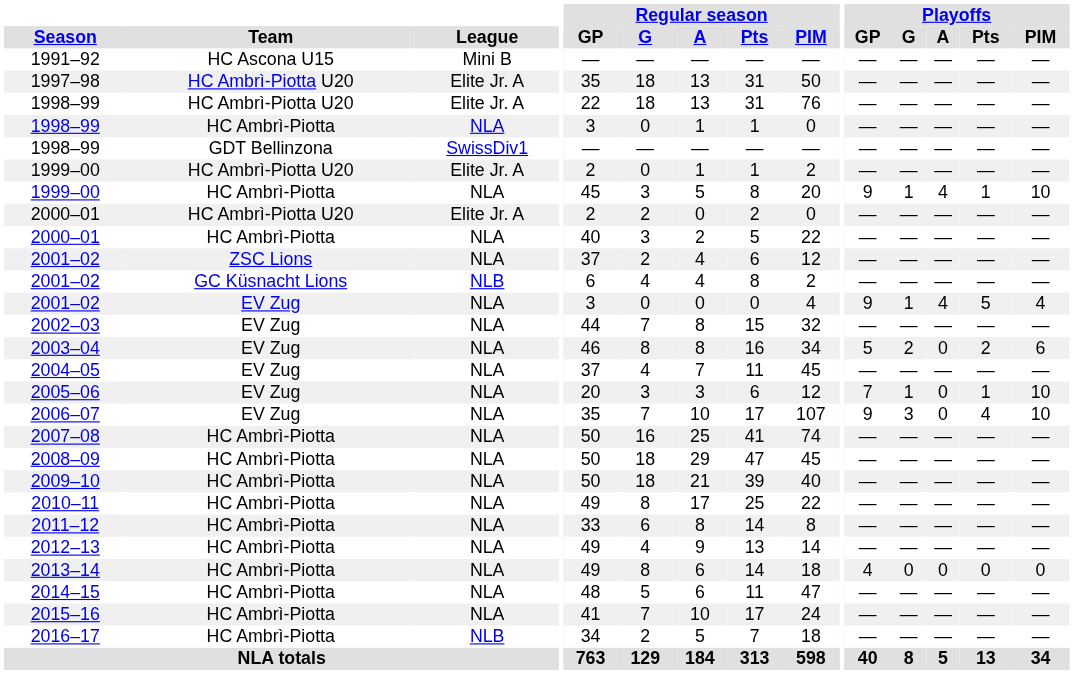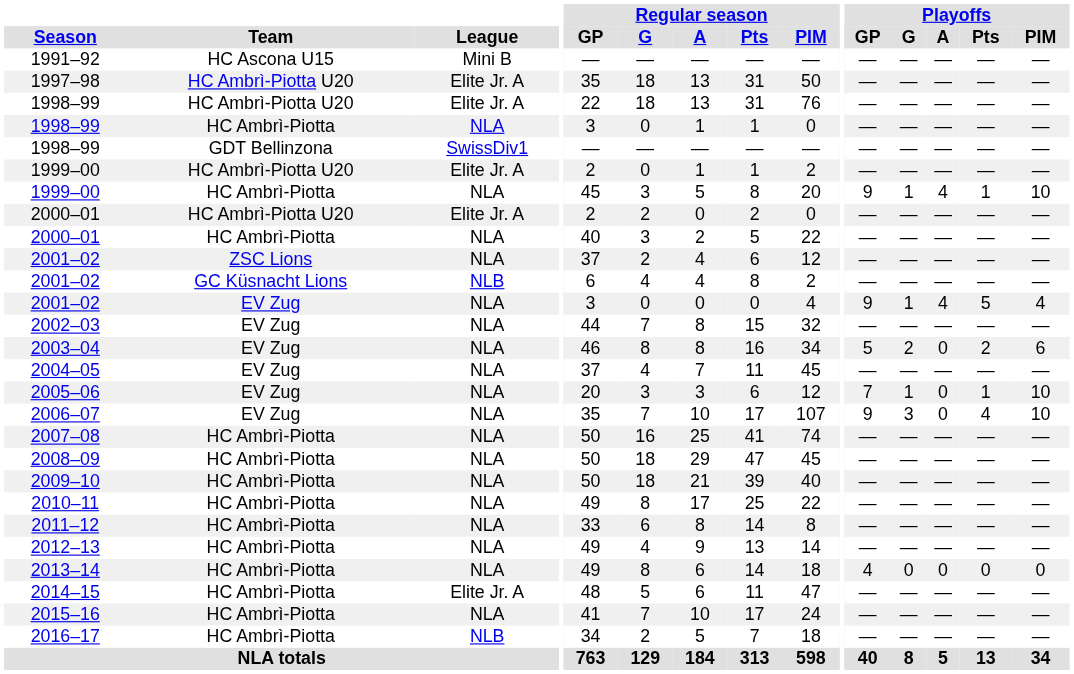(487, 592) NLA -> (487, 592) Elite Jr. A
